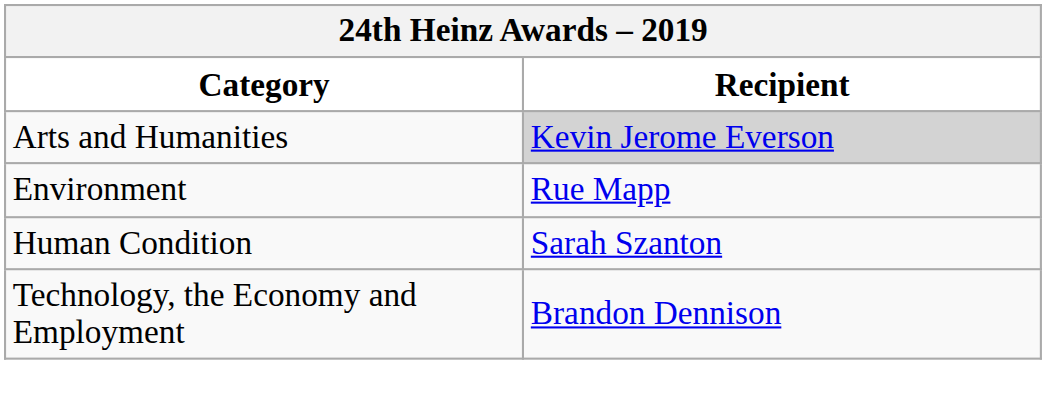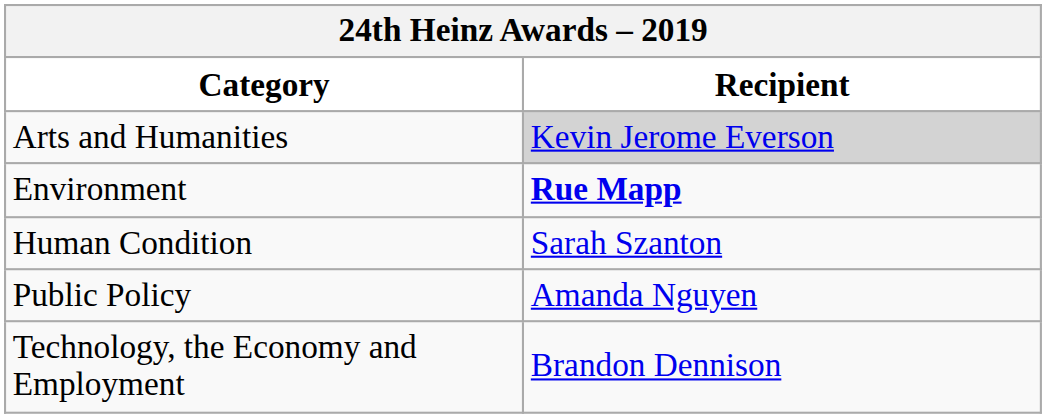(601, 189) normal -> (606, 189) bold
+ row: (102, 294)
